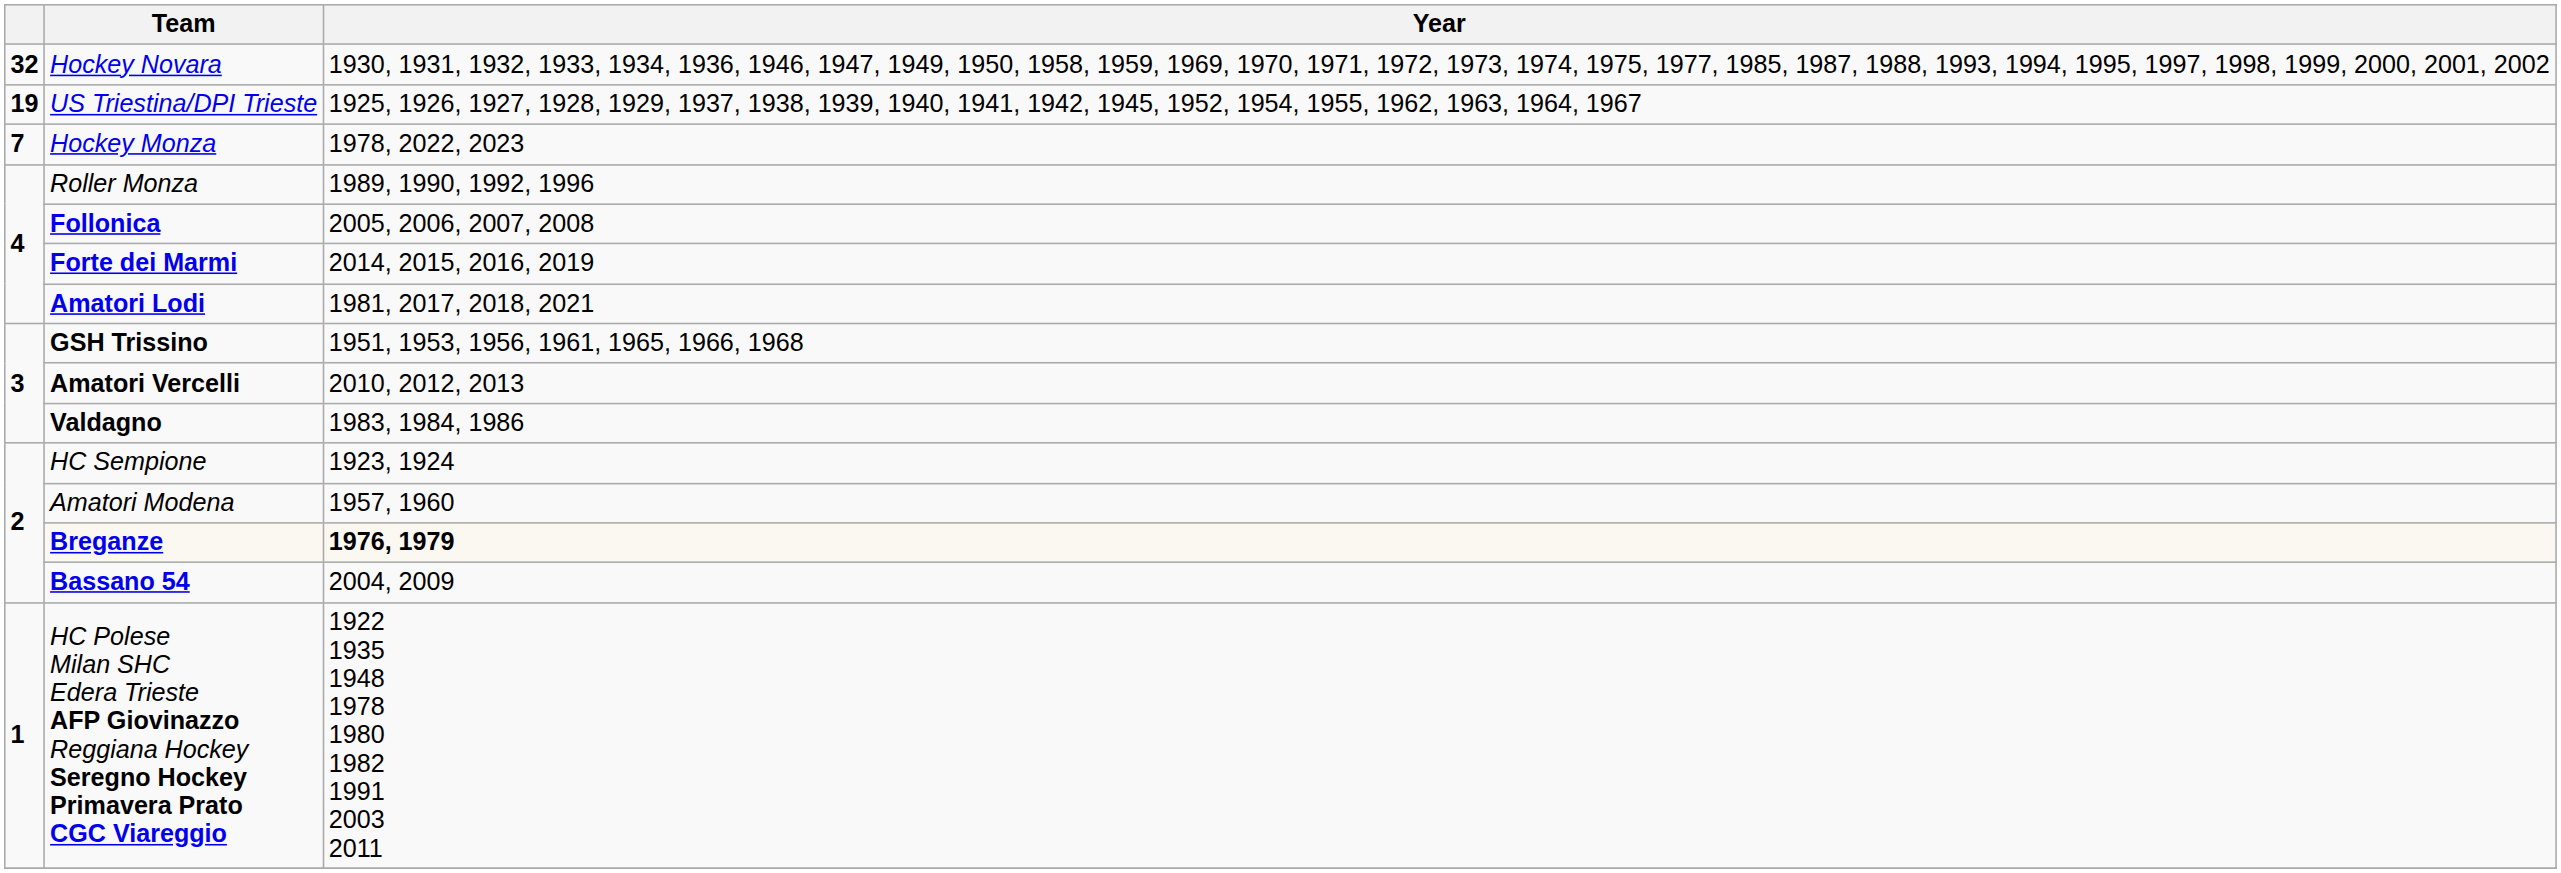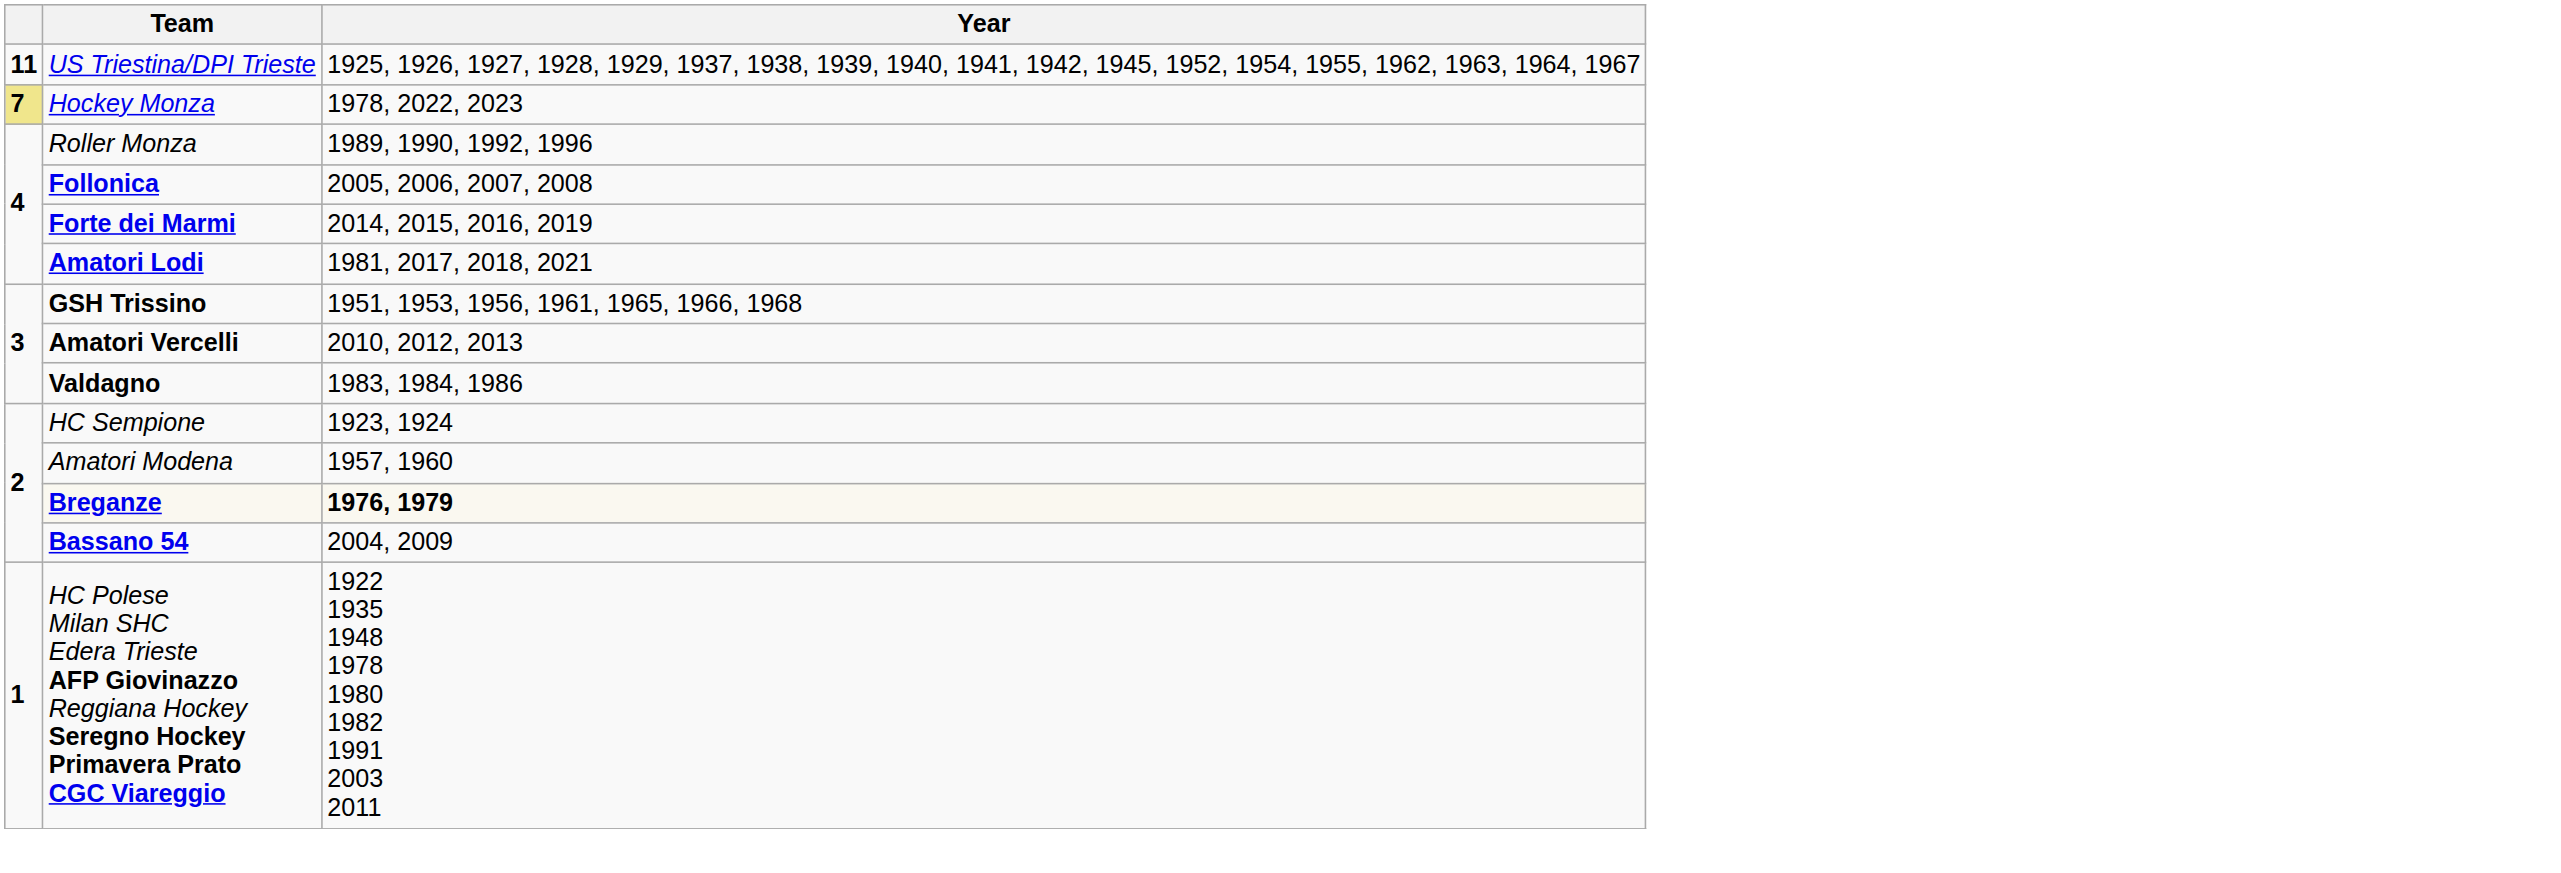- row: (136, 64)
(25, 104) 19 -> (24, 64) 11
(18, 143) no background -> (18, 104) khaki background
